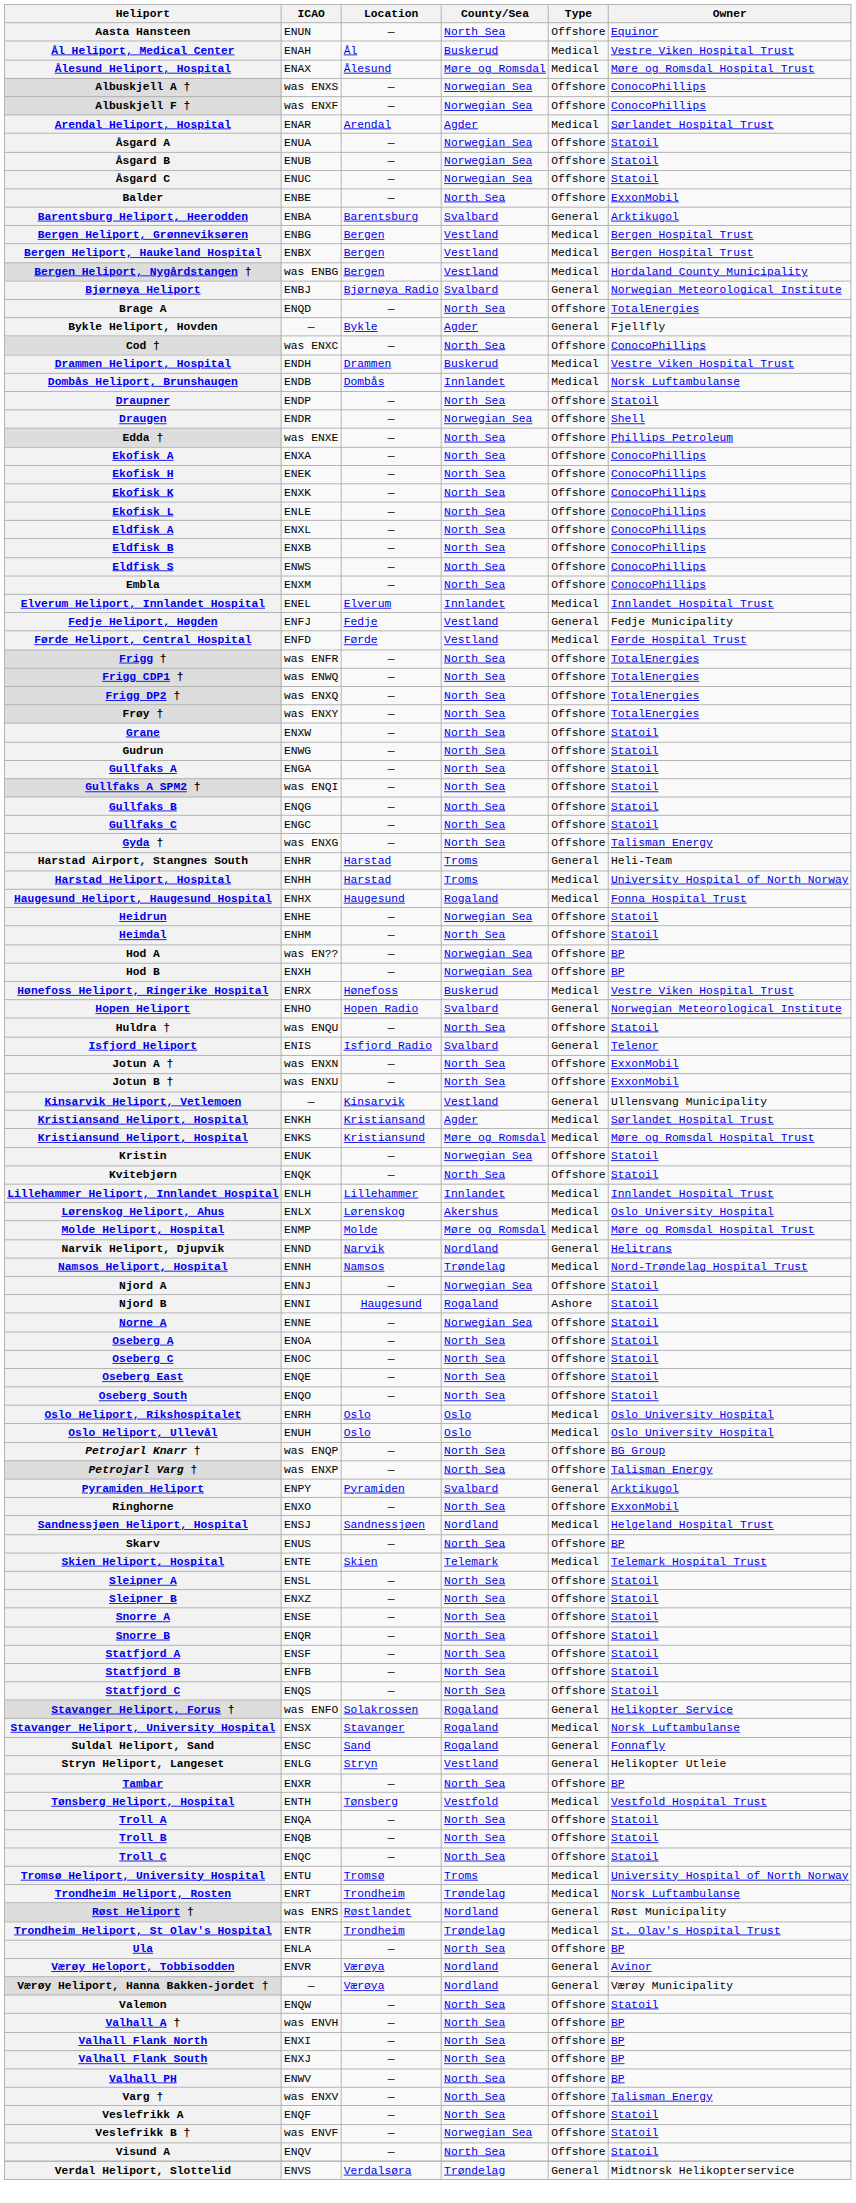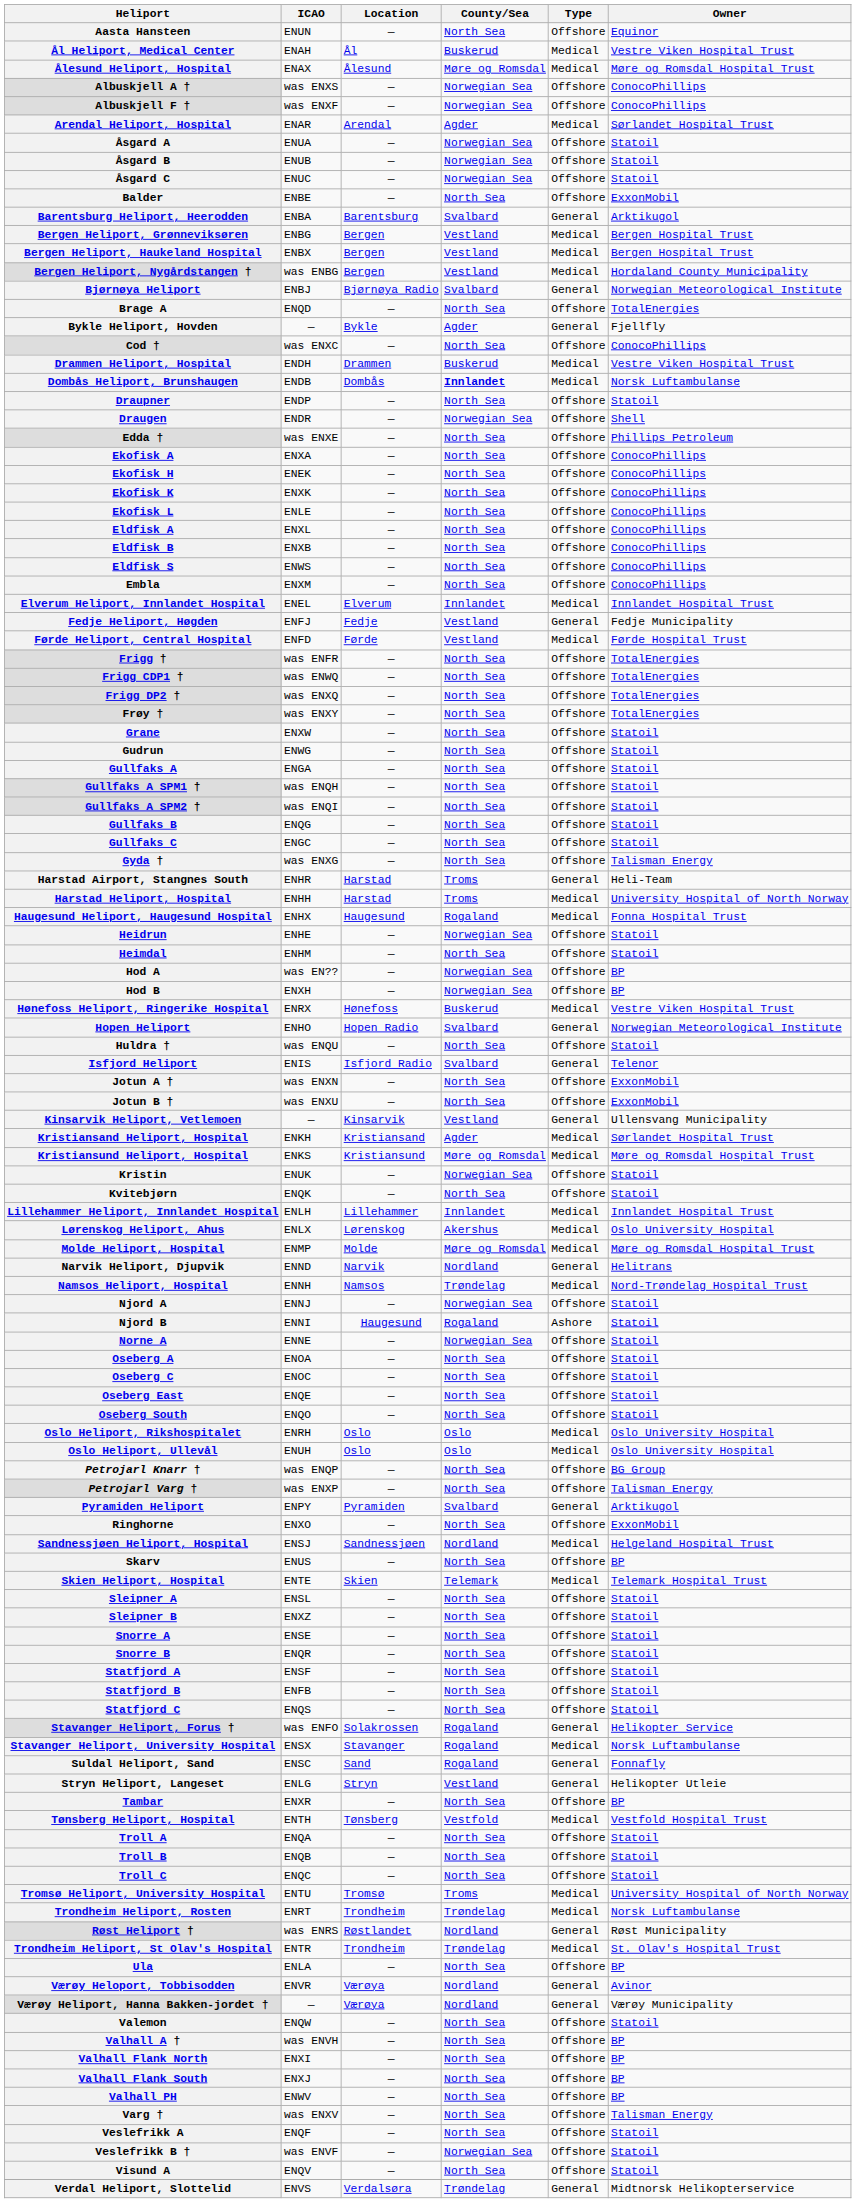(475, 382) normal -> (475, 382) bold
+ row: (143, 788)
